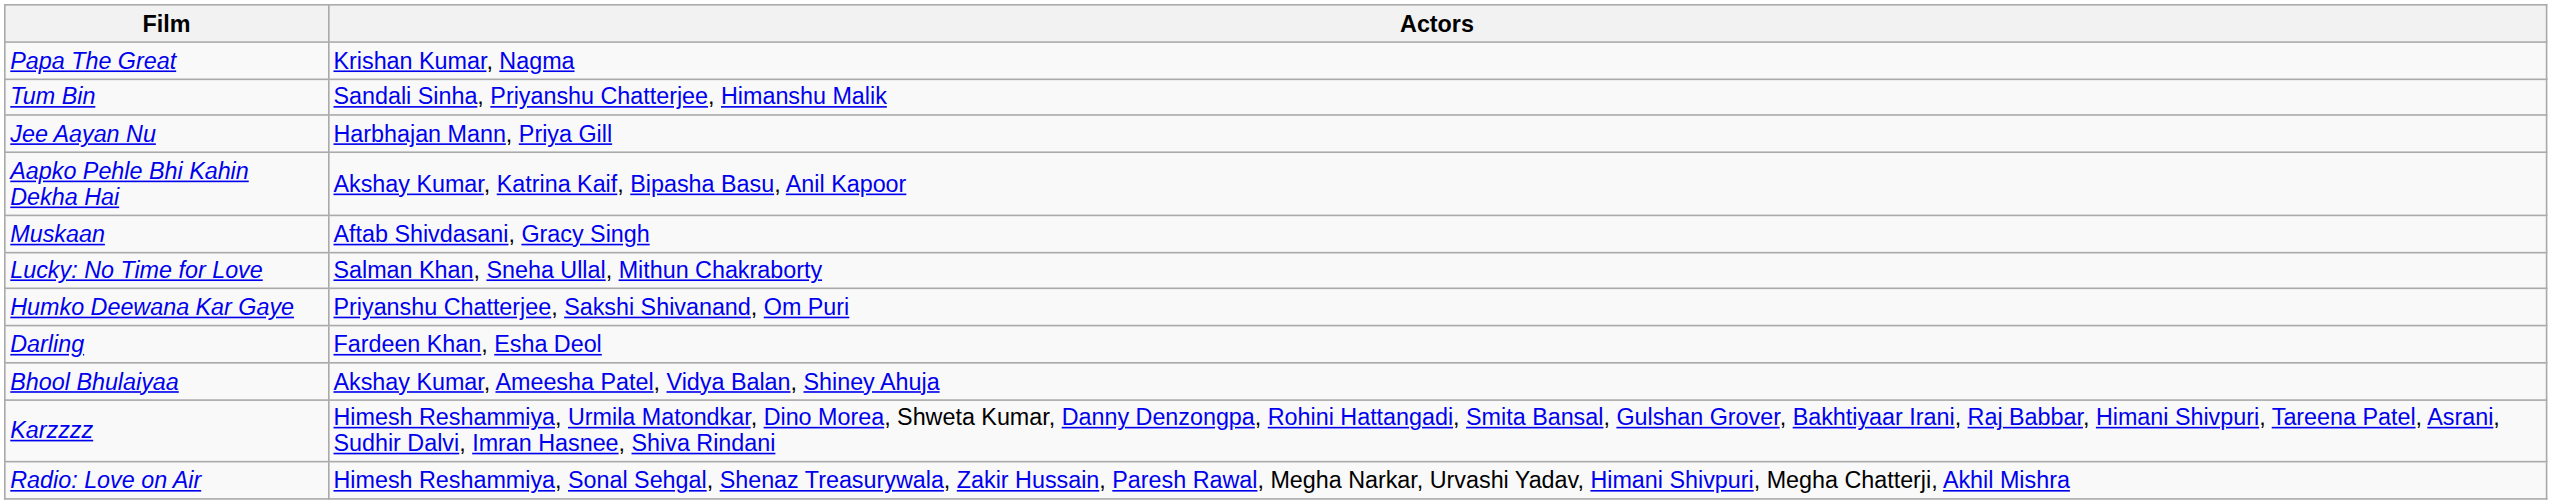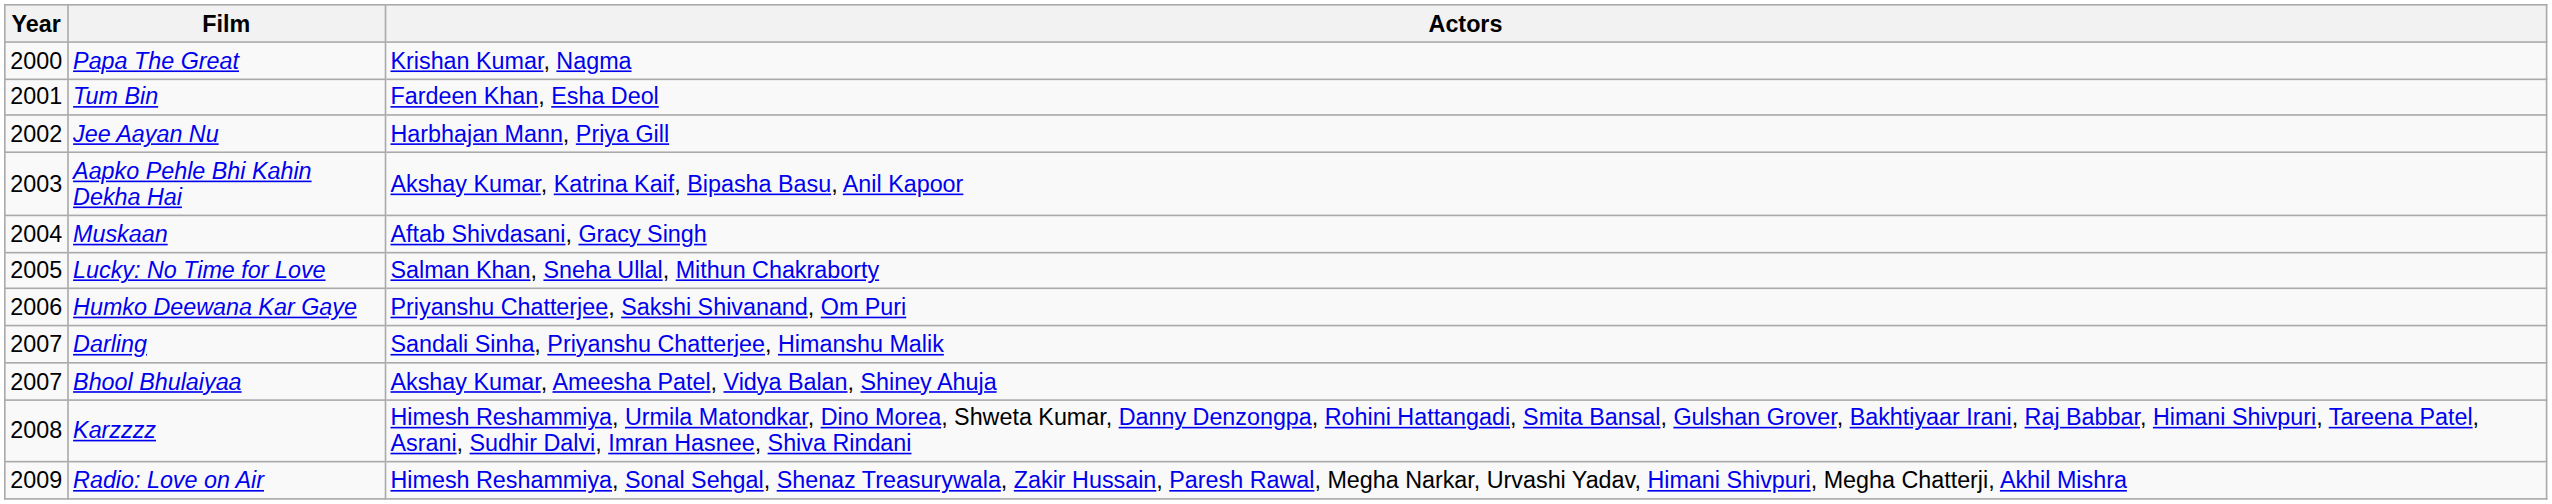+ column: (36, 24)
(610, 97) Sandali Sinha, Priyanshu Chatterjee, Himanshu Malik -> (525, 97) Fardeen Khan, Esha Deol
(468, 344) Fardeen Khan, Esha Deol -> (667, 344) Sandali Sinha, Priyanshu Chatterjee, Himanshu Malik
